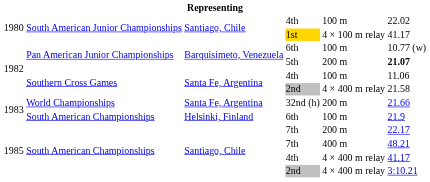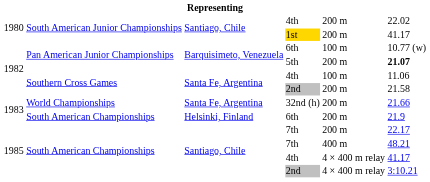(335, 21) 100 m -> (335, 21) 200 m
(354, 34) 4 × 100 m relay -> (335, 34) 200 m
(354, 89) 4 × 400 m relay -> (335, 89) 200 m
(335, 116) 100 m -> (335, 116) 200 m
